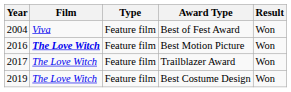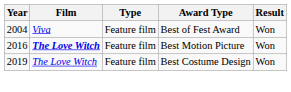- row: (198, 62)
